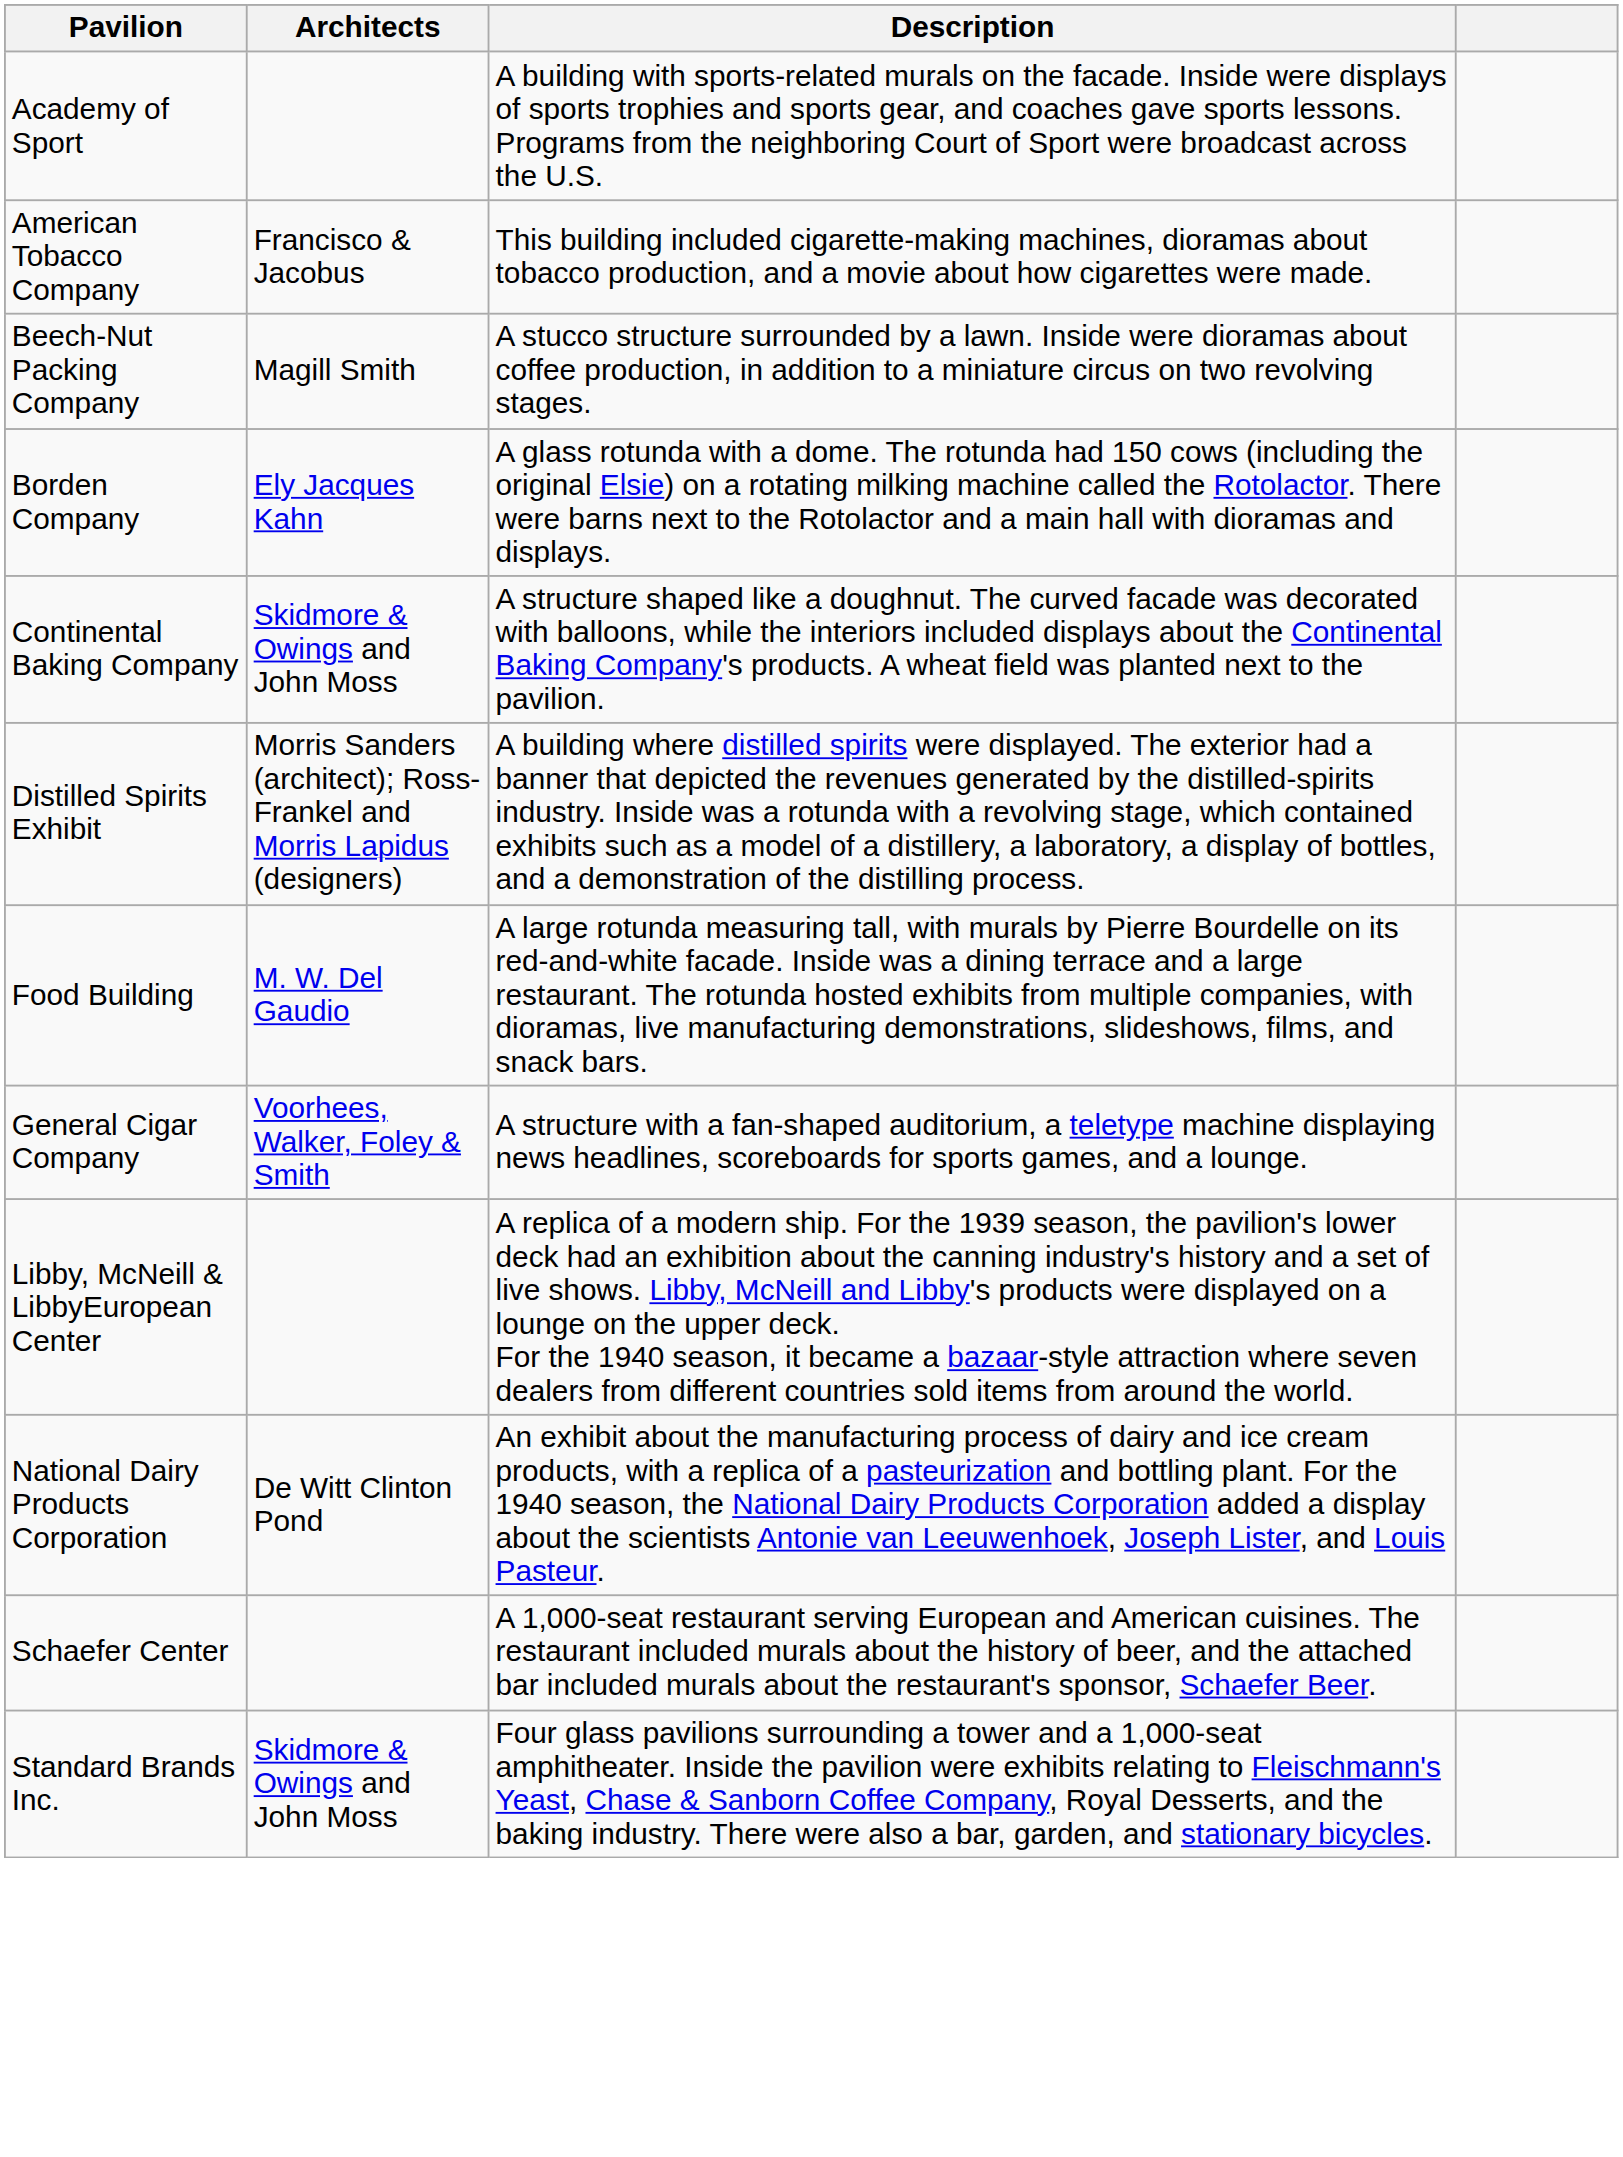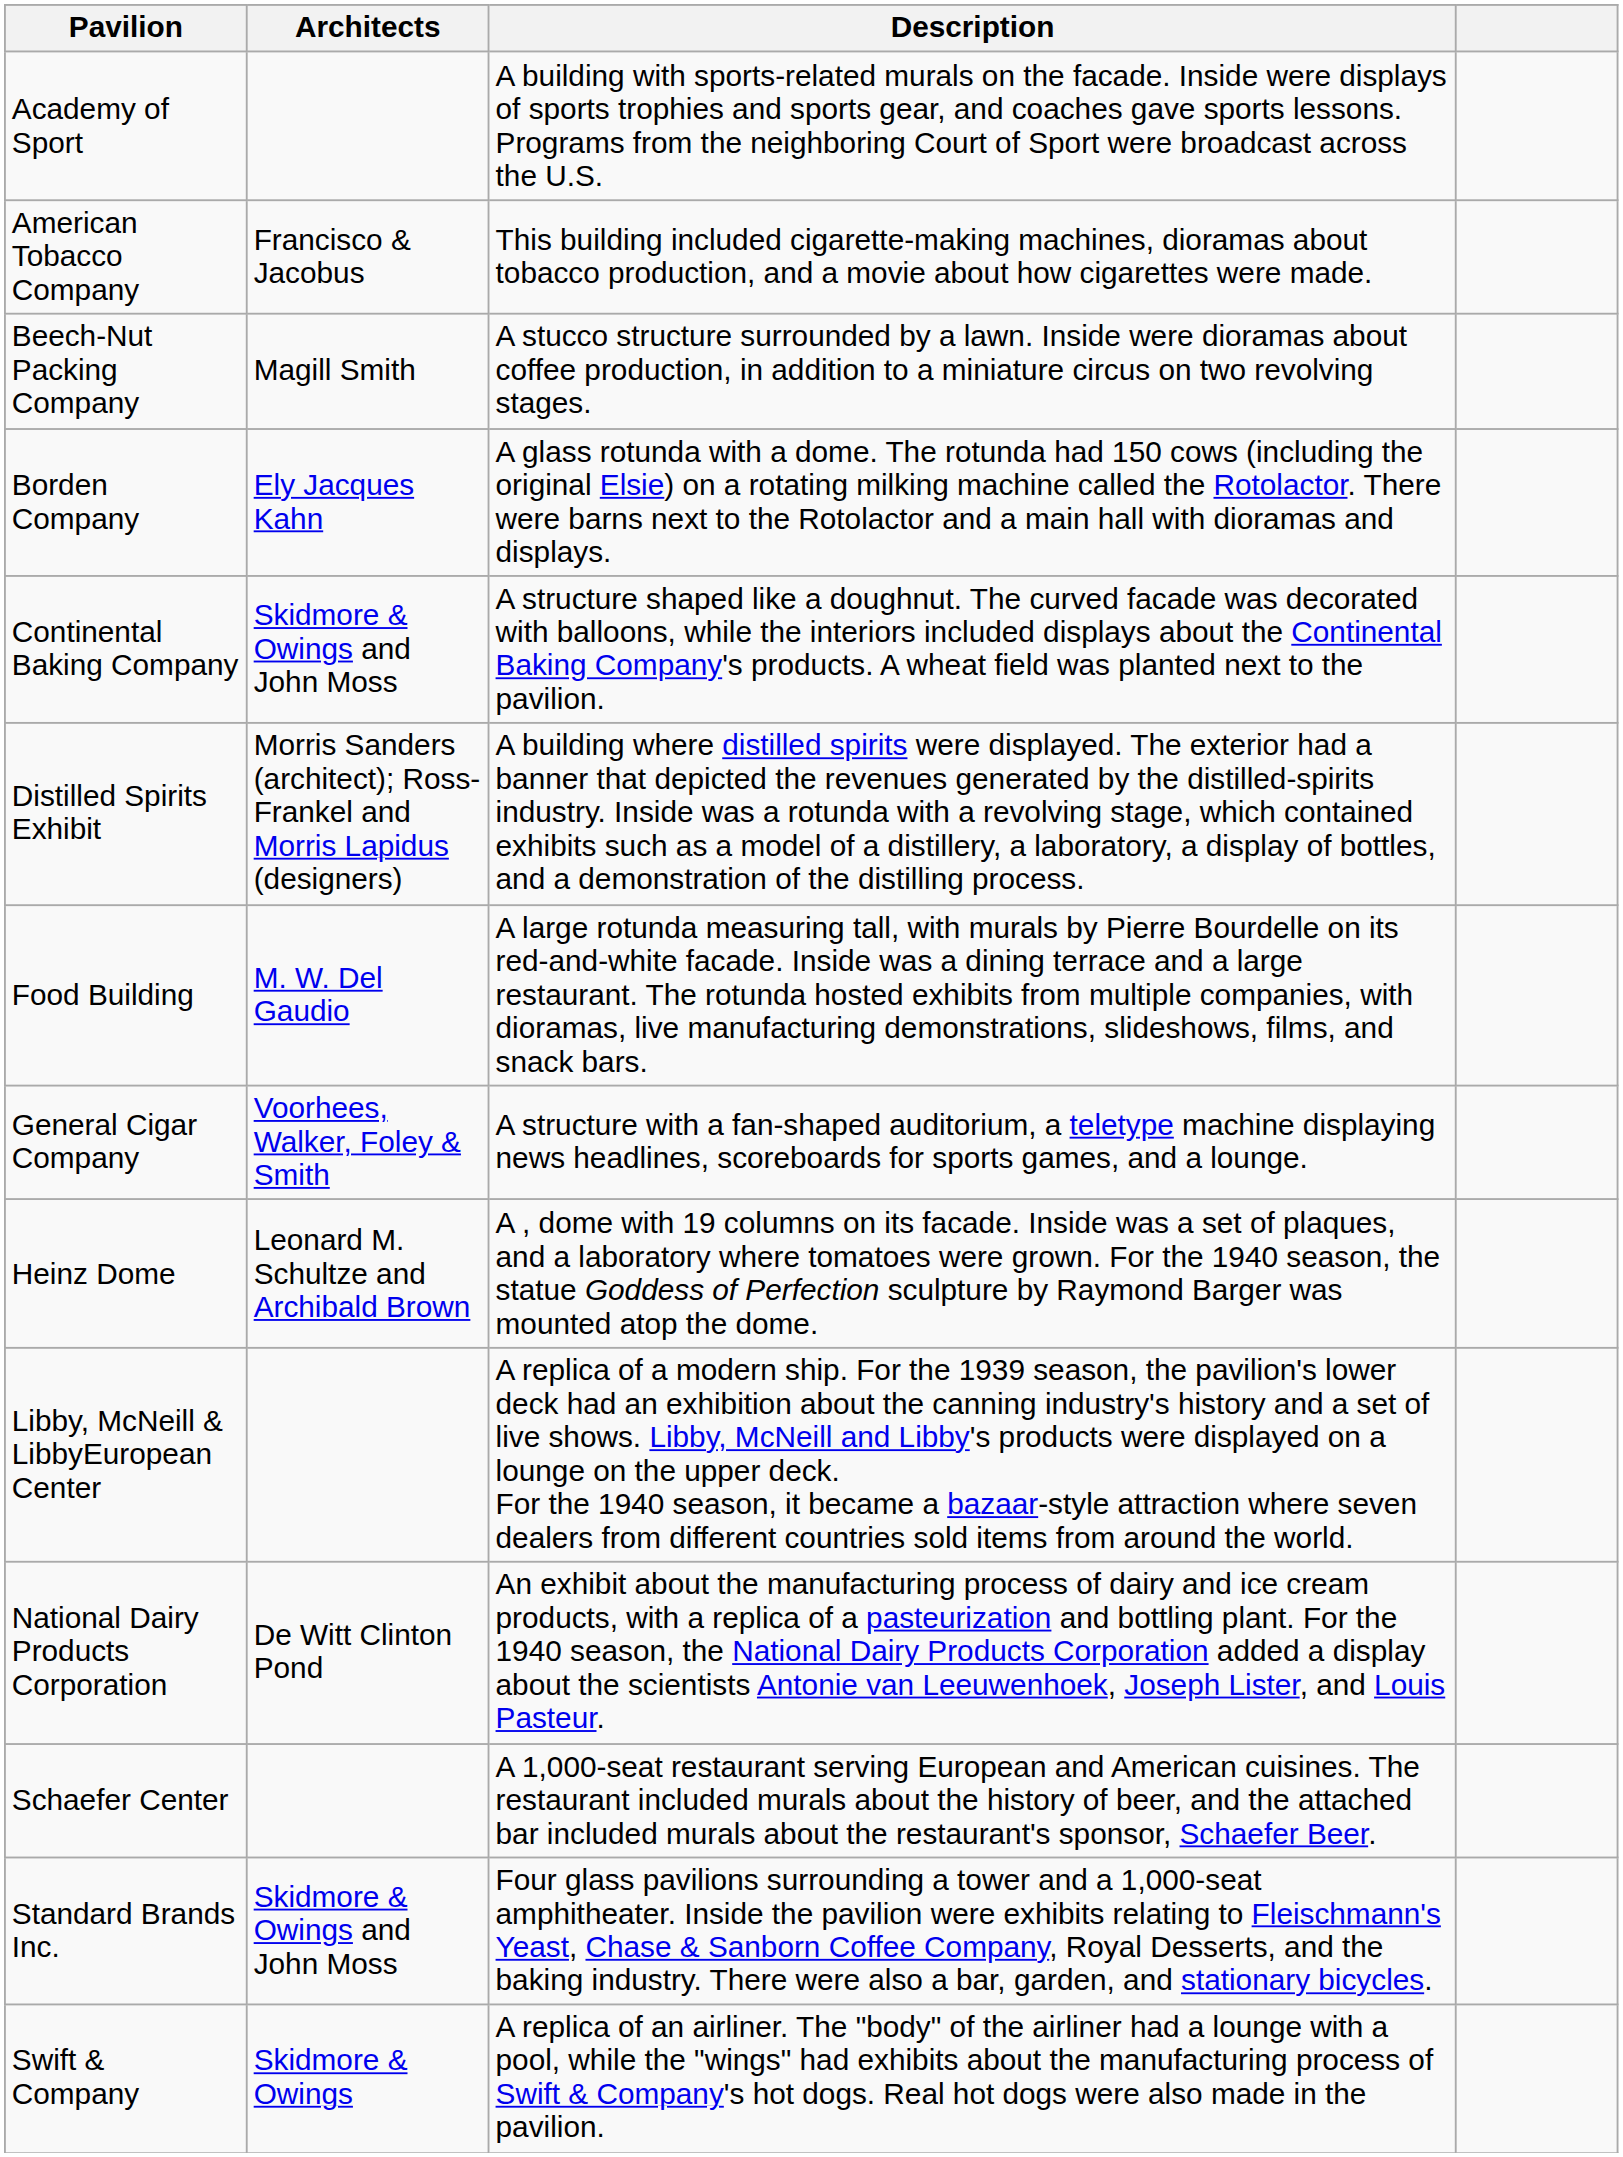+ row: (94, 1273)
+ row: (75, 2078)
